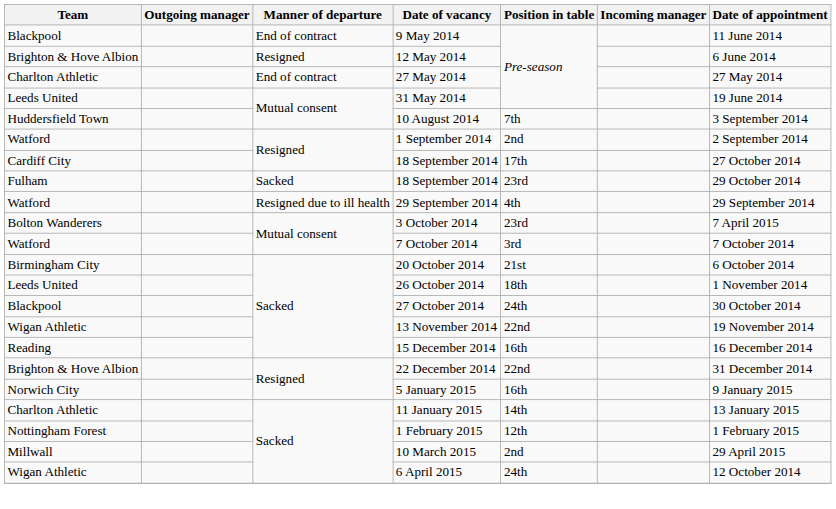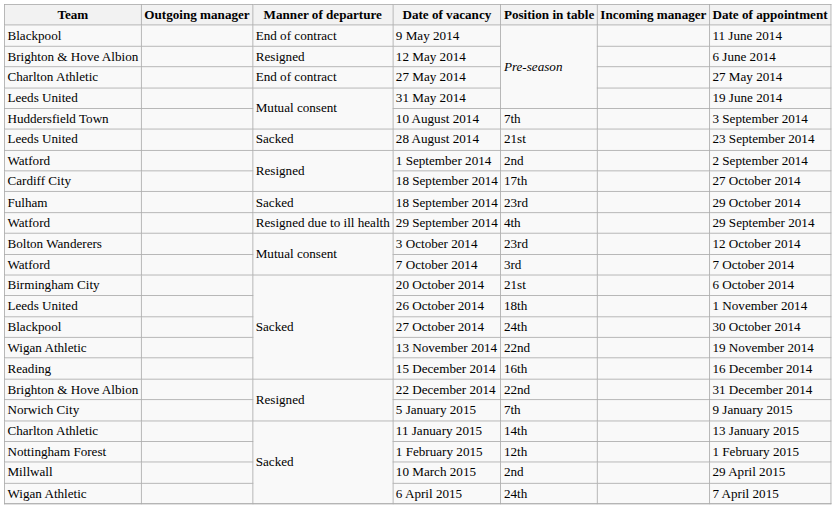+ row: (43, 139)
(746, 222) 7 April 2015 -> (757, 243) 12 October 2014
(516, 389) 16th -> (512, 410) 7th
(757, 472) 12 October 2014 -> (746, 493) 7 April 2015
